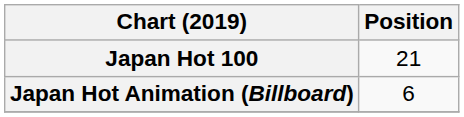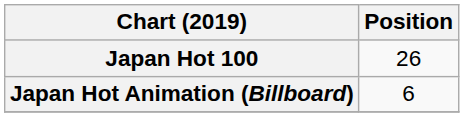(409, 58) 21 -> (409, 58) 26
